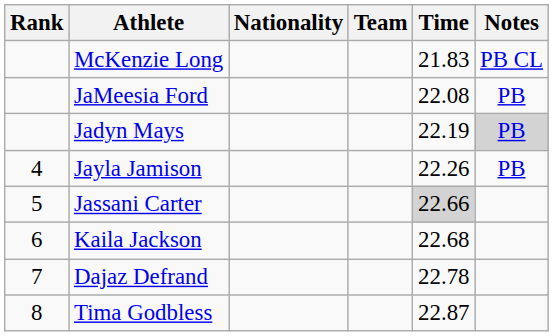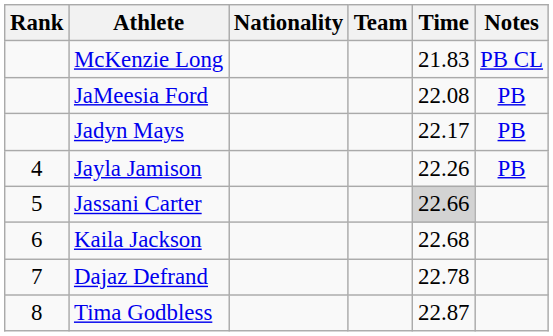(444, 131) 22.19 -> (444, 131) 22.17
(512, 131) lightgrey background -> (512, 131) no background
